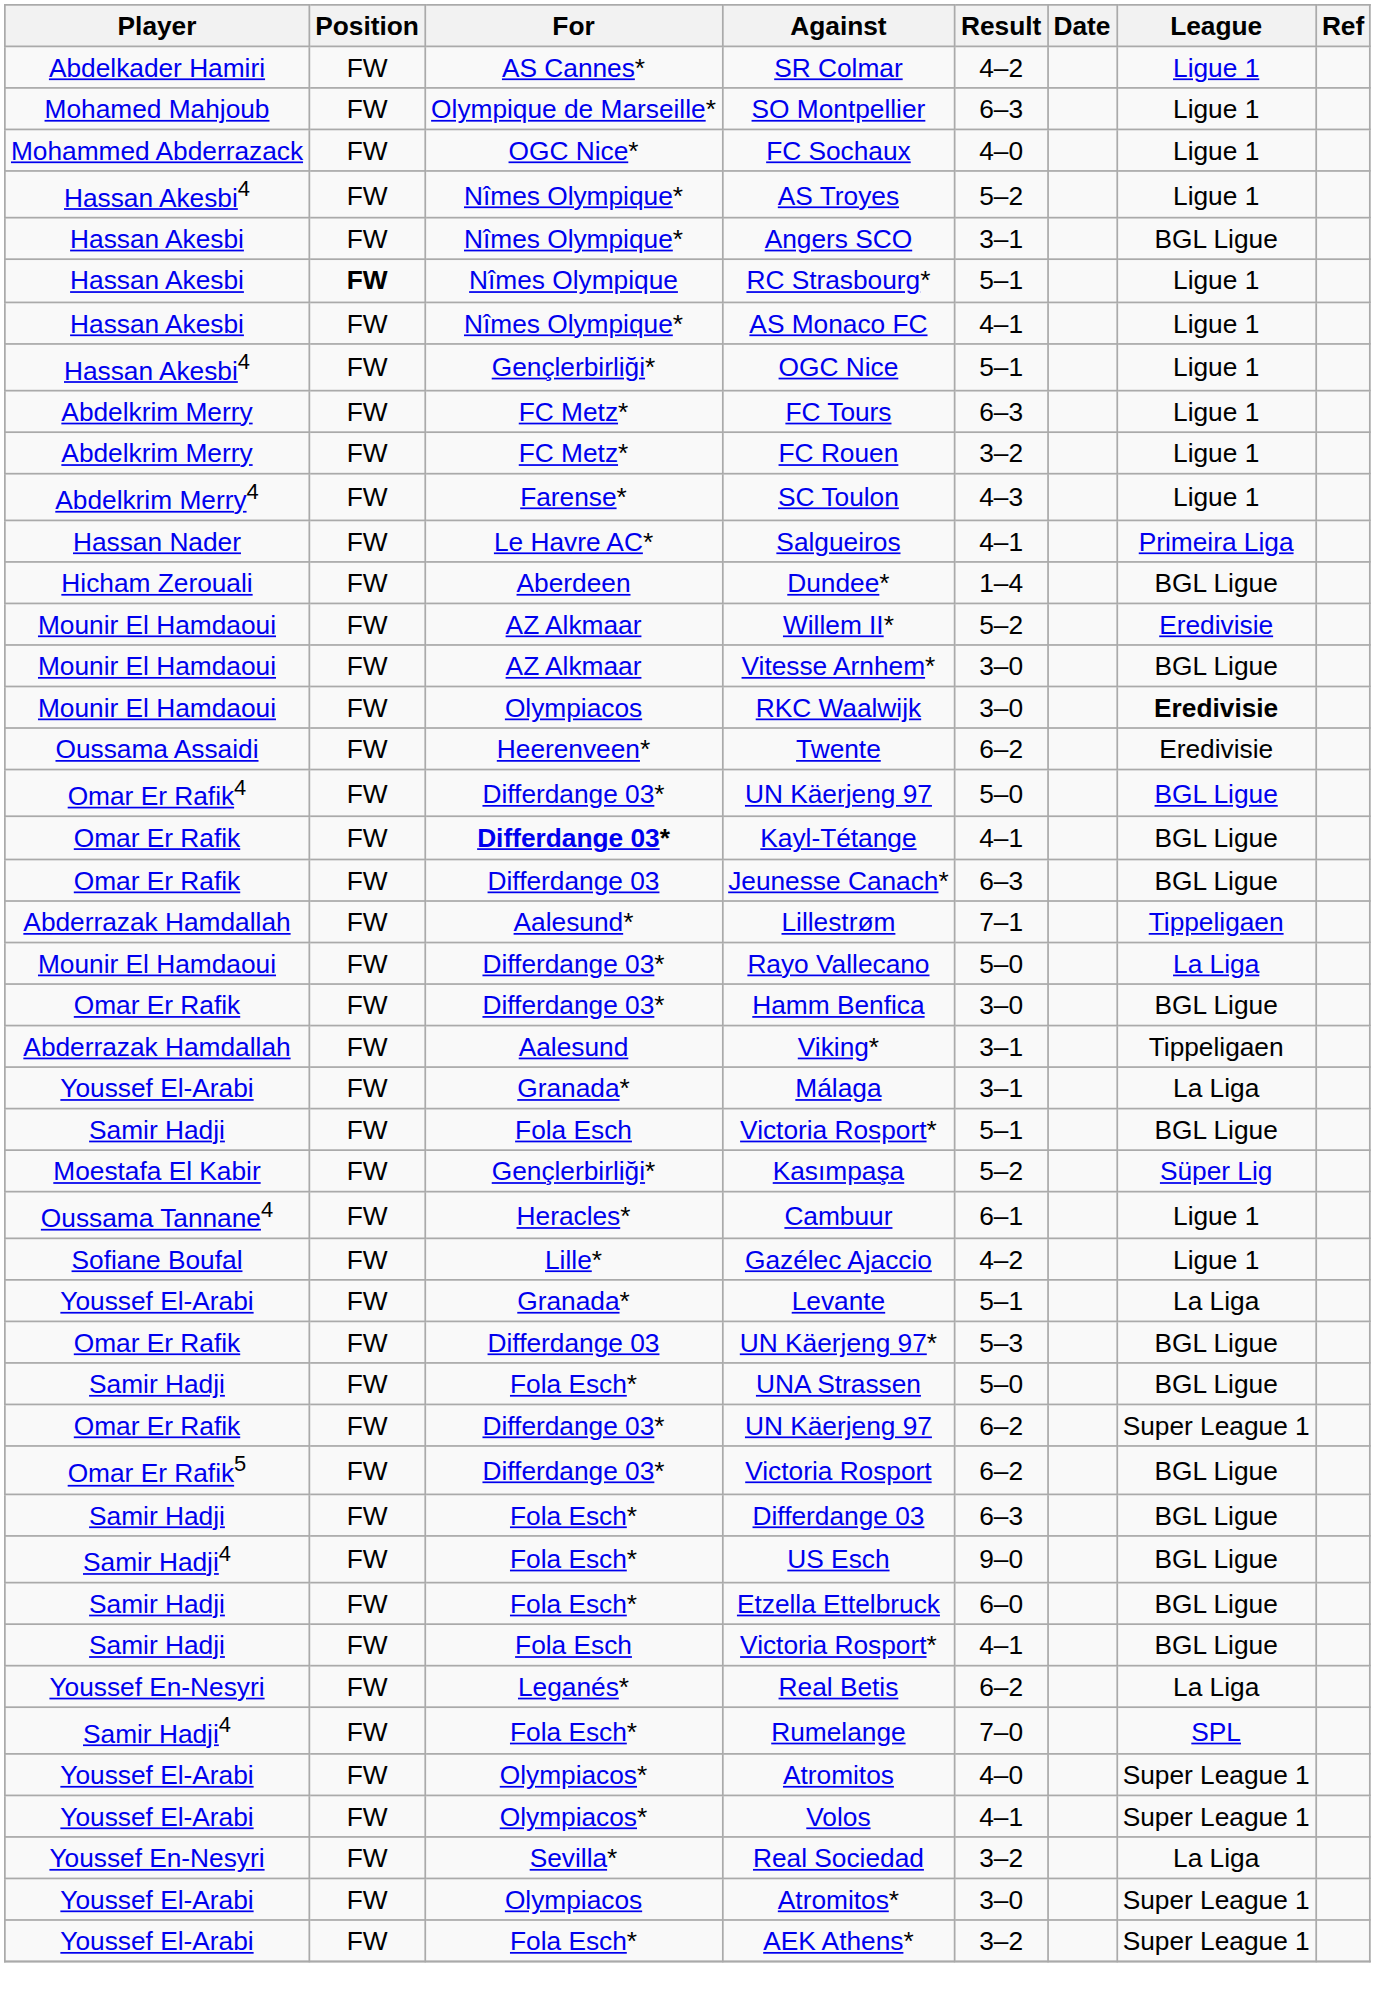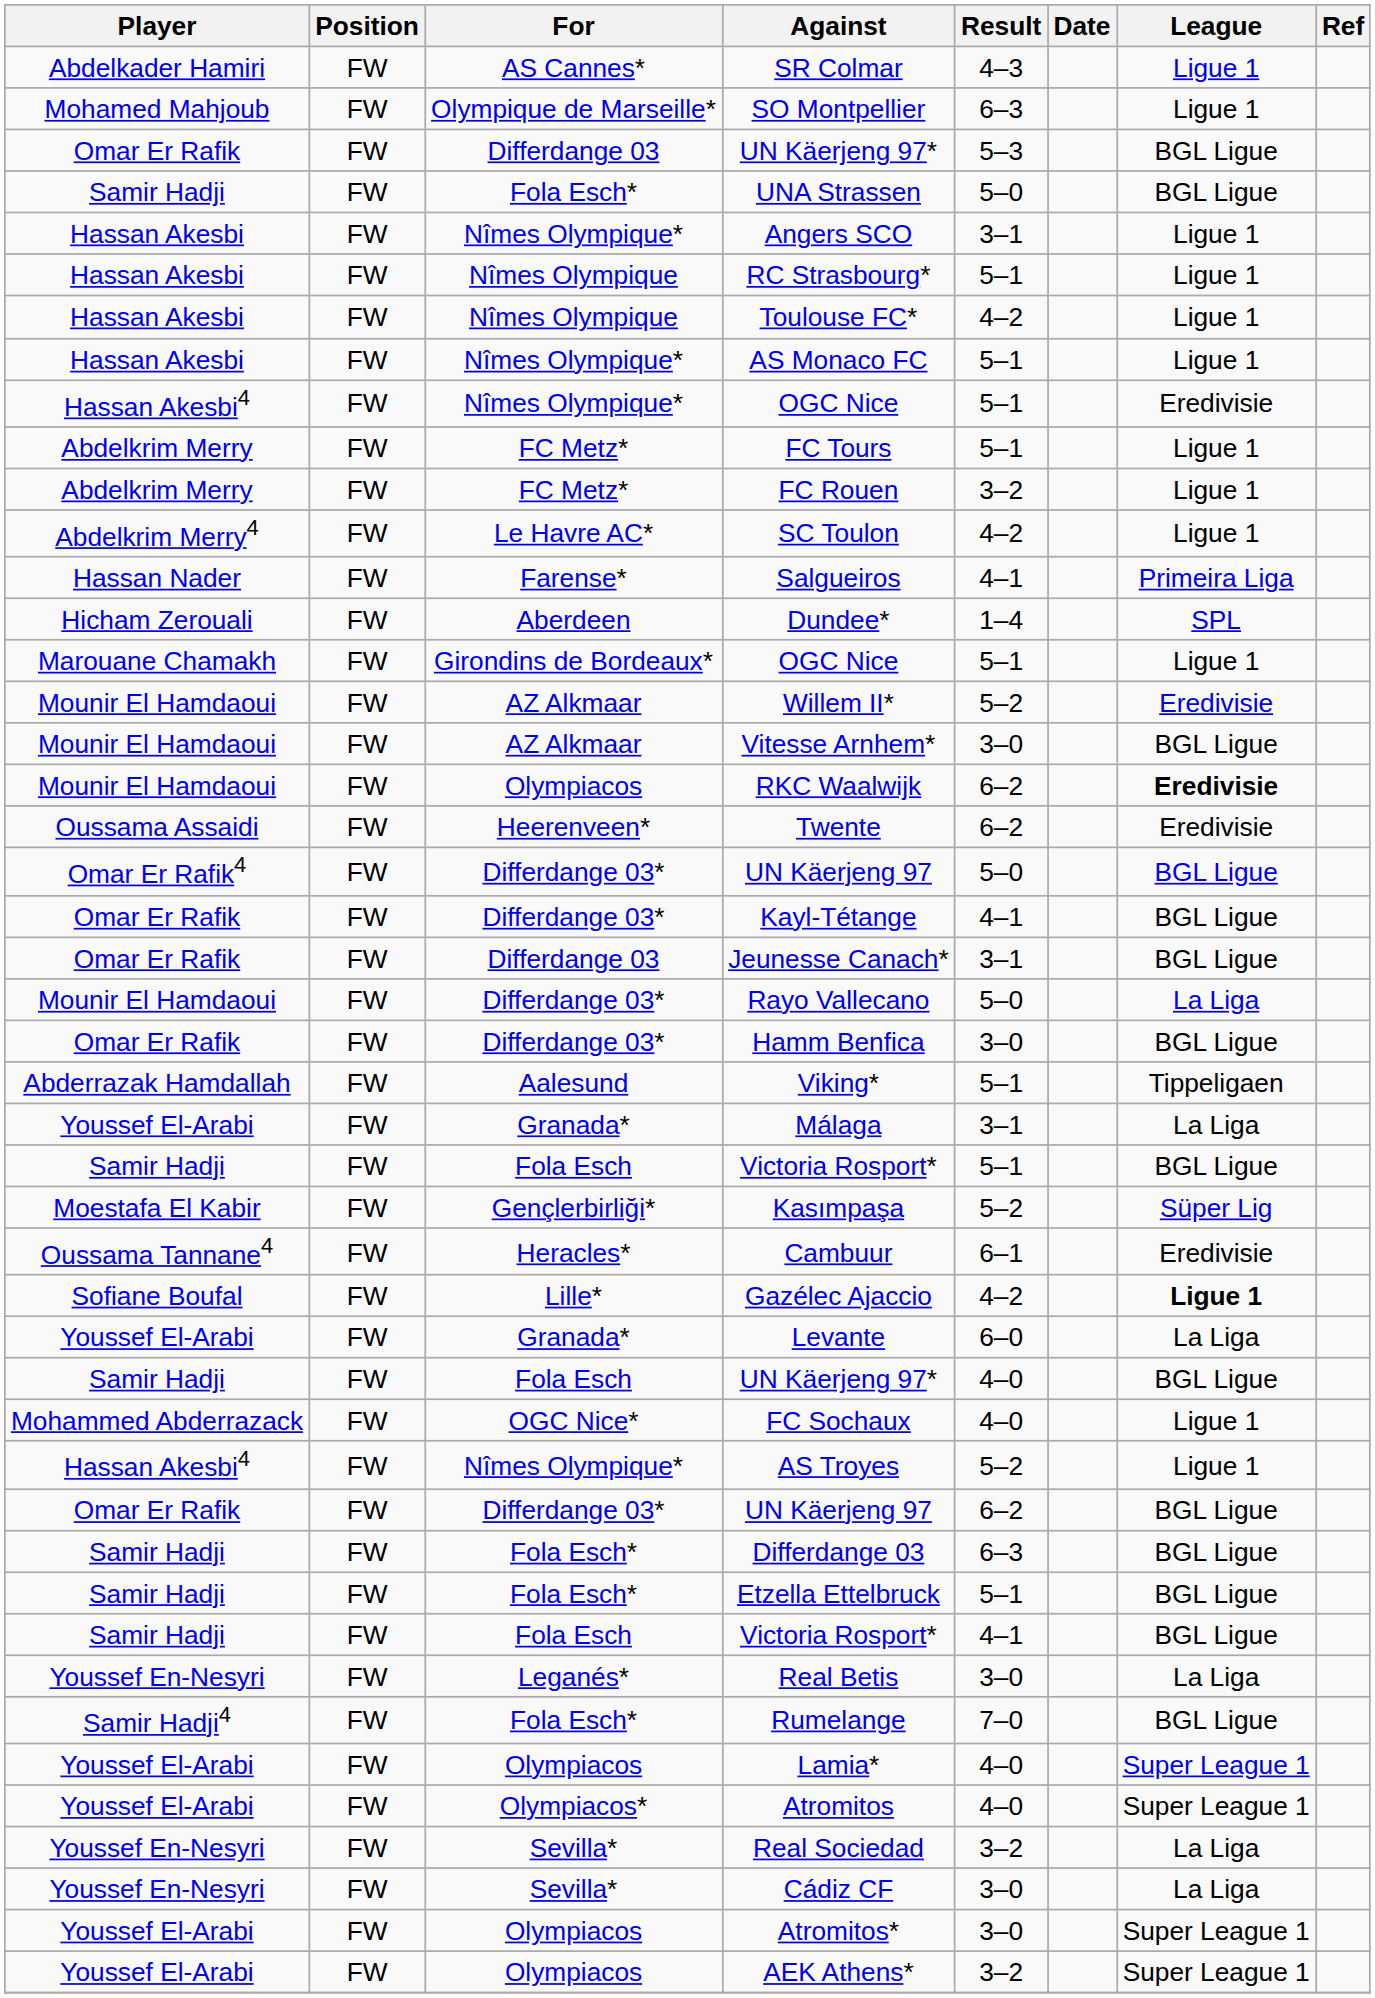(1001, 67) 4–2 -> (1001, 67) 4–3
rows swapped: (157, 151) <-> (157, 1343)
rows swapped: (157, 195) <-> (157, 1384)
(1216, 239) BGL Ligue -> (1216, 234) Ligue 1
(367, 281) bold -> (367, 276) normal
+ row: (157, 317)
(1001, 323) 4–1 -> (1001, 359) 5–1
(574, 367) Gençlerbirliği* -> (574, 403) Nîmes Olympique*
(1216, 367) Ligue 1 -> (1216, 403) Eredivisie
(1001, 411) 6–3 -> (1001, 447) 5–1
(574, 497) Farense* -> (574, 533) Le Havre AC*
(1001, 497) 4–3 -> (1001, 533) 4–2
(574, 541) Le Havre AC* -> (574, 578) Farense*
(1216, 583) BGL Ligue -> (1216, 619) SPL
+ row: (157, 661)
(1001, 708) 3–0 -> (1001, 786) 6–2
(574, 838) bold -> (574, 916) normal
(1001, 880) 6–3 -> (1001, 958) 3–1
- row: (157, 921)
(1001, 1046) 3–1 -> (1001, 1082) 5–1
(1216, 1215) Ligue 1 -> (1216, 1252) Eredivisie
(1216, 1260) normal -> (1216, 1296) bold
(1001, 1301) 5–1 -> (1001, 1338) 6–0
+ row: (157, 1379)
(1216, 1426) Super League 1 -> (1216, 1509) BGL Ligue
- row: (157, 1470)
- row: (157, 1559)
(1001, 1603) 6–0 -> (1001, 1593) 5–1
(1001, 1686) 6–2 -> (1001, 1676) 3–0
(1216, 1731) SPL -> (1216, 1720) BGL Ligue
+ row: (157, 1764)
- row: (157, 1817)
+ row: (157, 1889)
(574, 1942) Fola Esch* -> (574, 1973) Olympiacos
